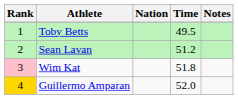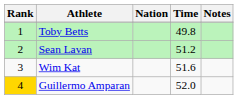(186, 31) 49.5 -> (186, 31) 49.8
(20, 67) pink background -> (20, 67) no background
(186, 67) 51.8 -> (186, 67) 51.6
